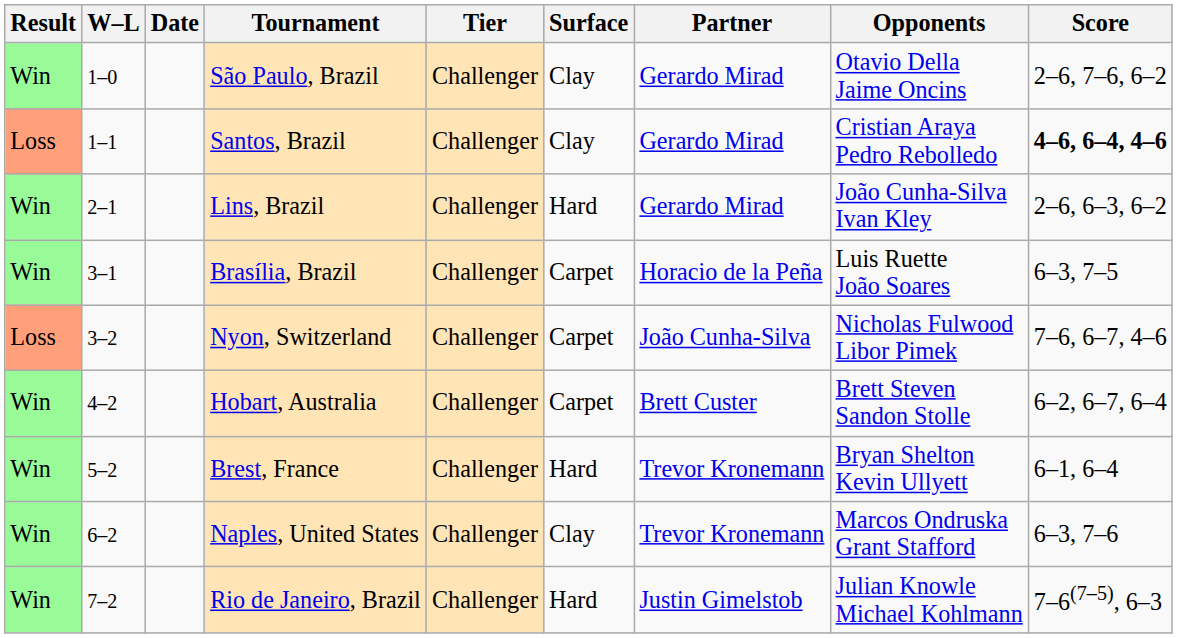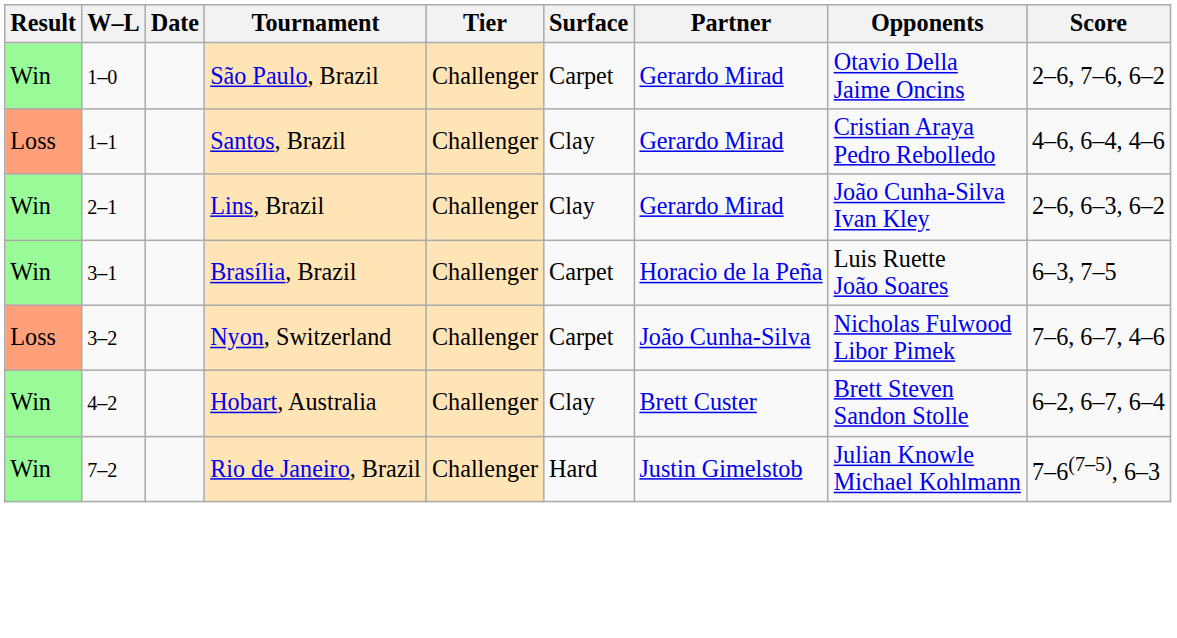(572, 75) Clay -> (581, 75) Carpet
(1100, 141) bold -> (1098, 141) normal
(573, 206) Hard -> (572, 206) Clay
(581, 403) Carpet -> (572, 403) Clay
- row: (275, 468)
- row: (315, 534)
